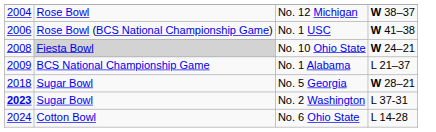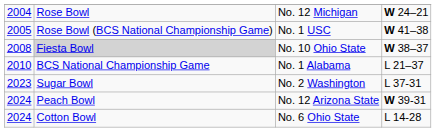(393, 13) W 38–37 -> (406, 13) W 24–21
(19, 30) 2006 -> (19, 30) 2005
(393, 48) W 24–21 -> (406, 48) W 38–37
(19, 65) 2009 -> (19, 65) 2010
- row: (312, 83)
(19, 100) bold -> (19, 83) normal
+ row: (329, 100)
